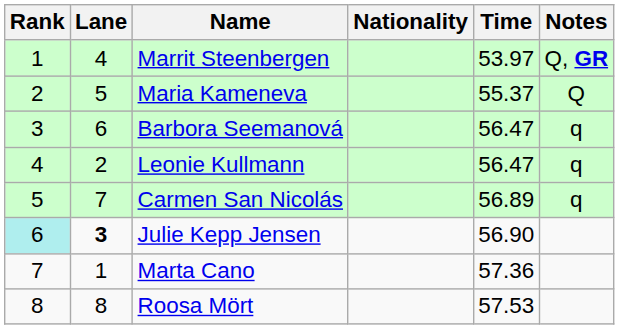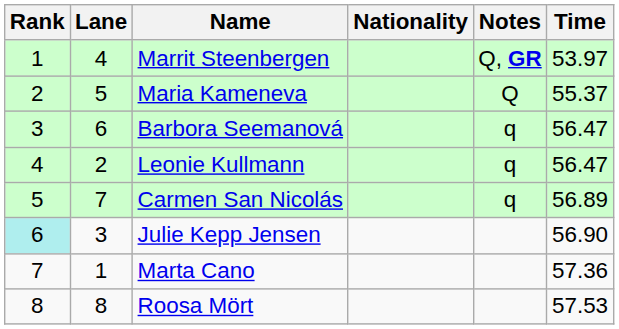columns swapped: (506, 22) <-> (576, 22)
(101, 235) bold -> (101, 235) normal
